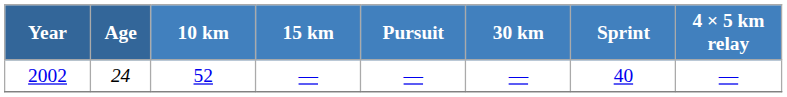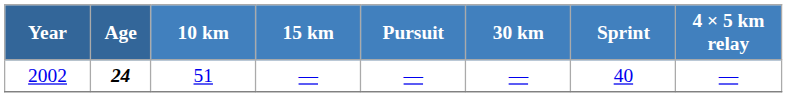(121, 75) normal -> (121, 75) bold
(203, 75) 52 -> (203, 75) 51
